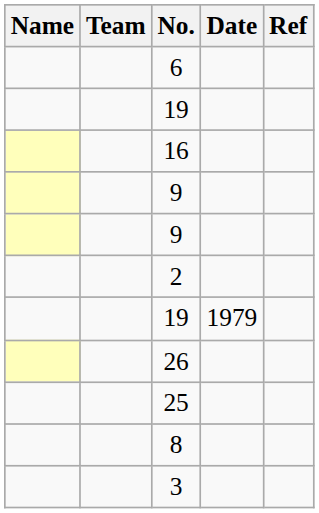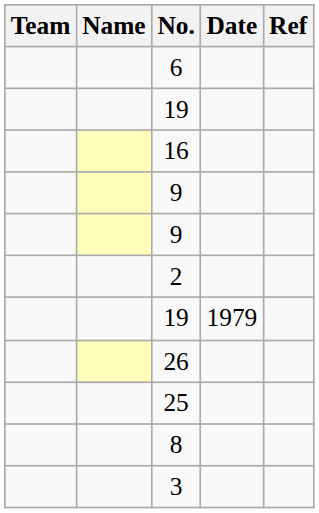columns swapped: (42, 25) <-> (116, 25)
